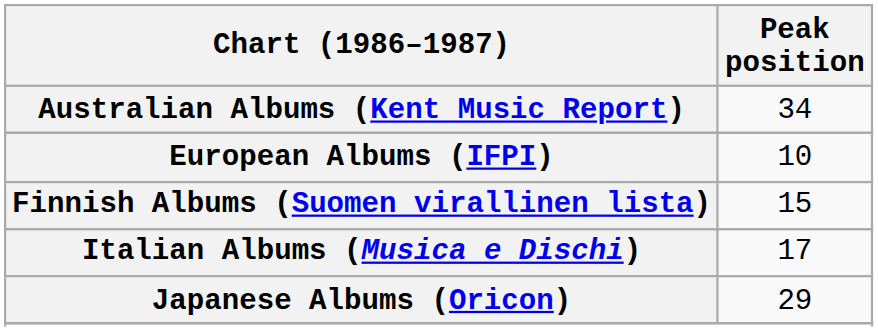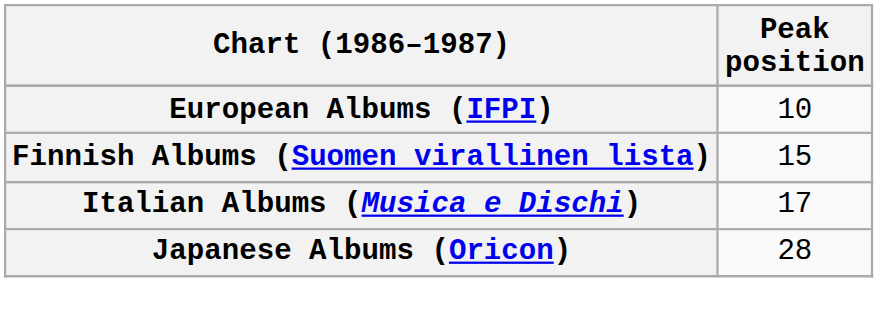- row: (362, 110)
(795, 300) 29 -> (795, 252) 28
